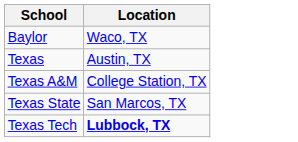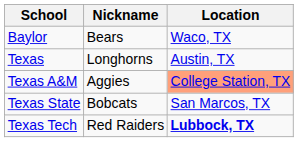+ column: (125, 15)
(147, 81) no background -> (230, 81) lightsalmon background
